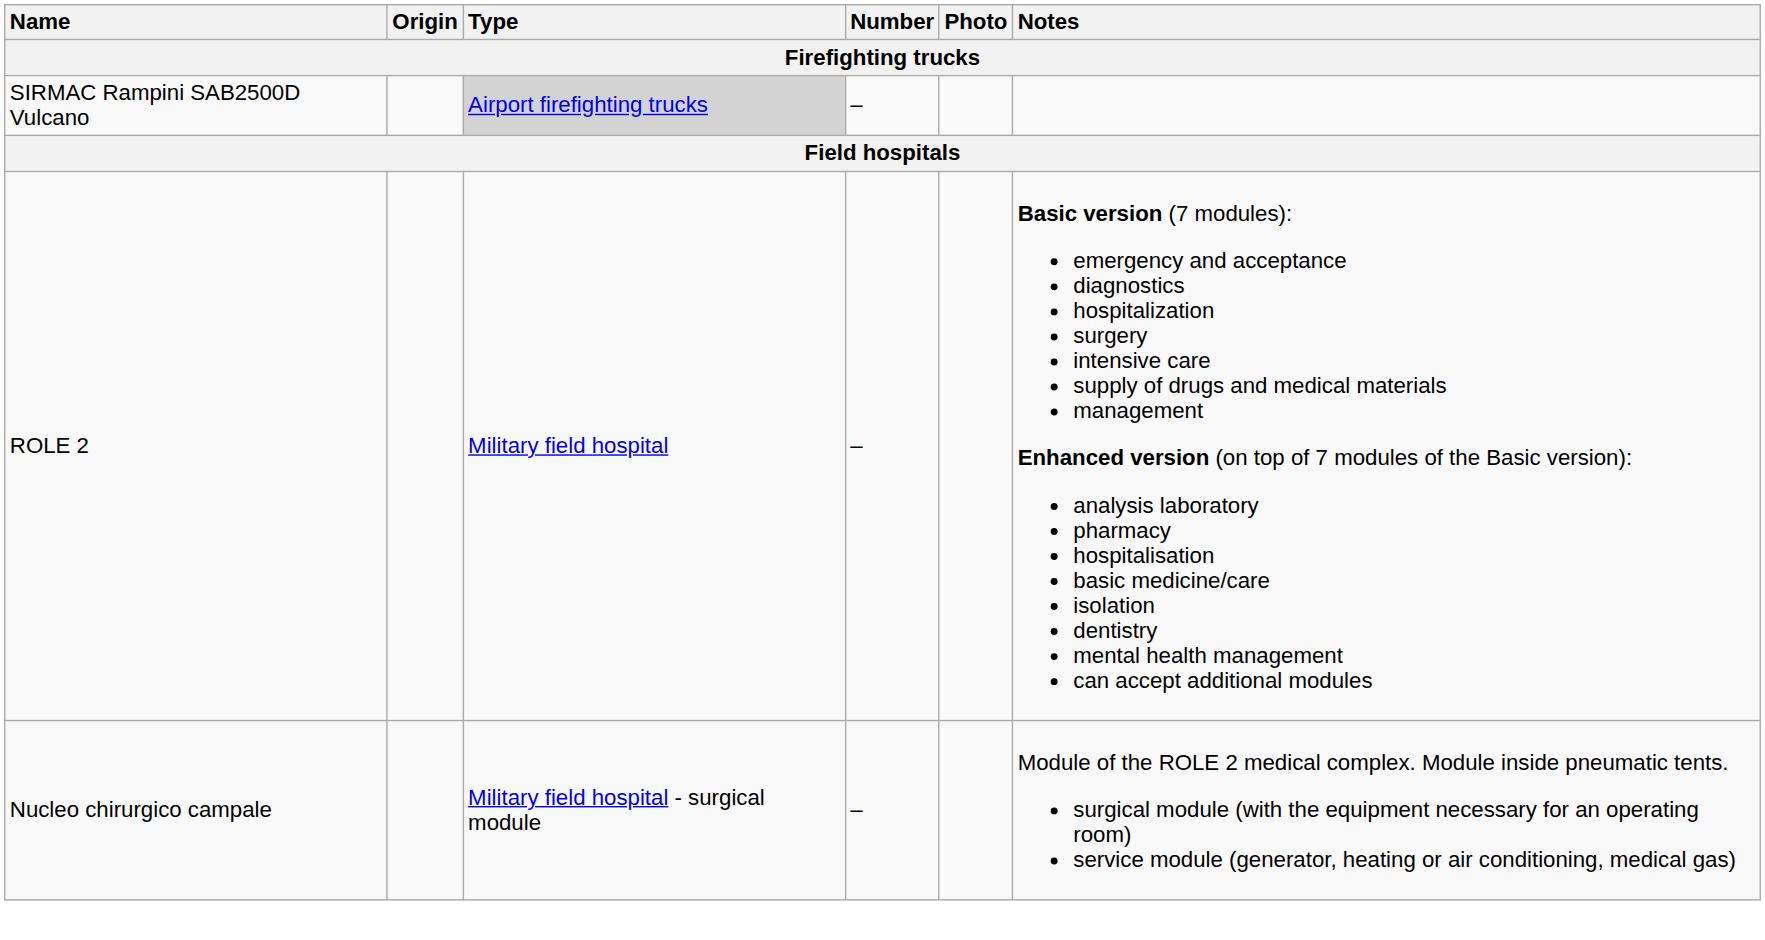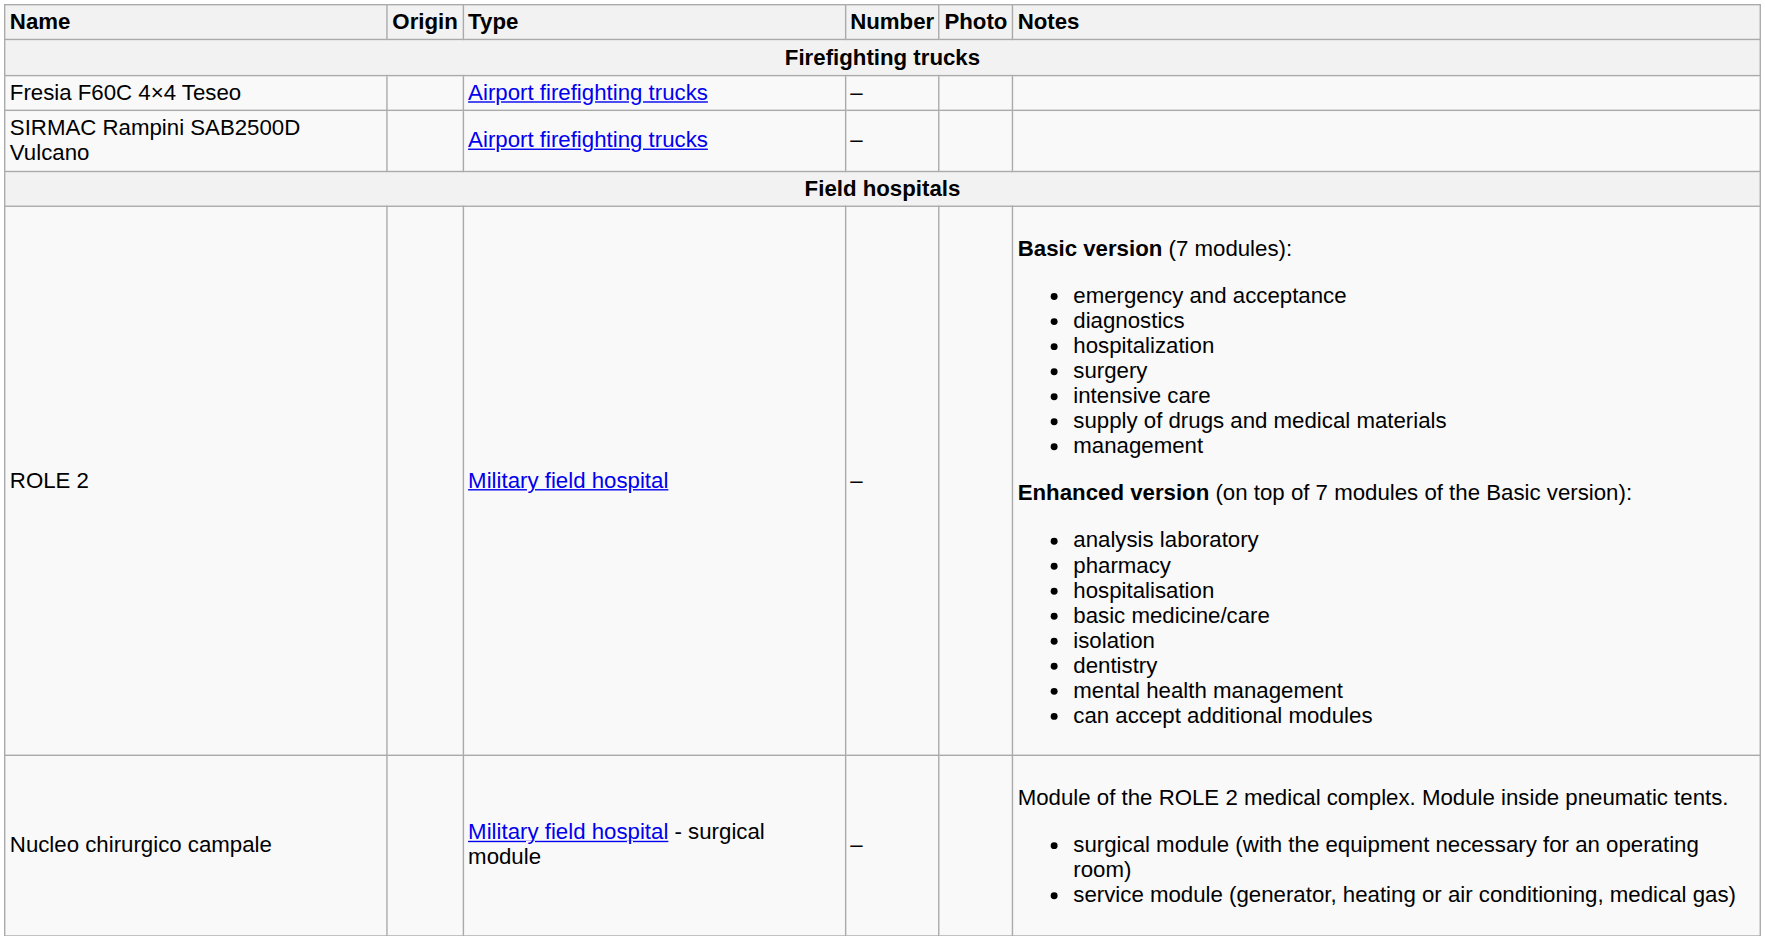+ row: (126, 92)
(588, 105) lightgrey background -> (588, 140) no background
